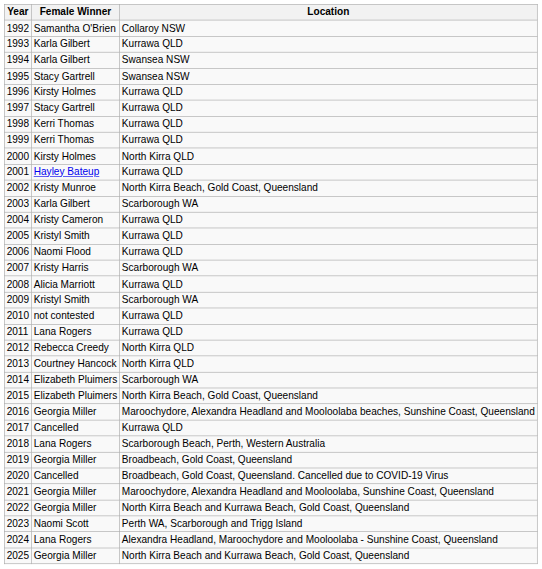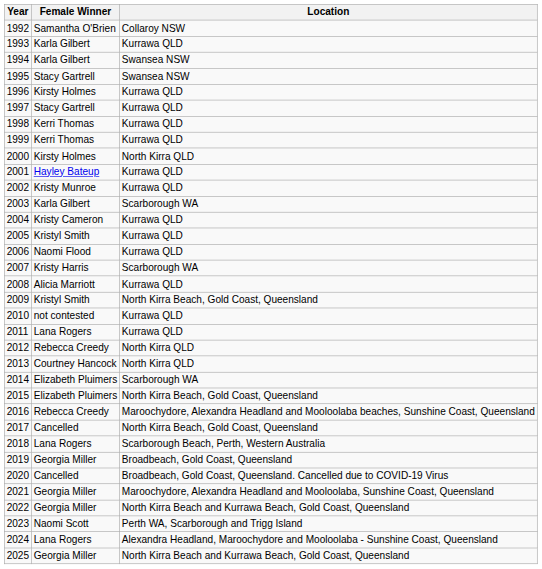(220, 188) North Kirra Beach, Gold Coast, Queensland -> (152, 188) Kurrawa QLD
(160, 300) Scarborough WA -> (220, 300) North Kirra Beach, Gold Coast, Queensland
(65, 412) Georgia Miller -> (71, 412) Rebecca Creedy
(152, 428) Kurrawa QLD -> (220, 428) North Kirra Beach, Gold Coast, Queensland
